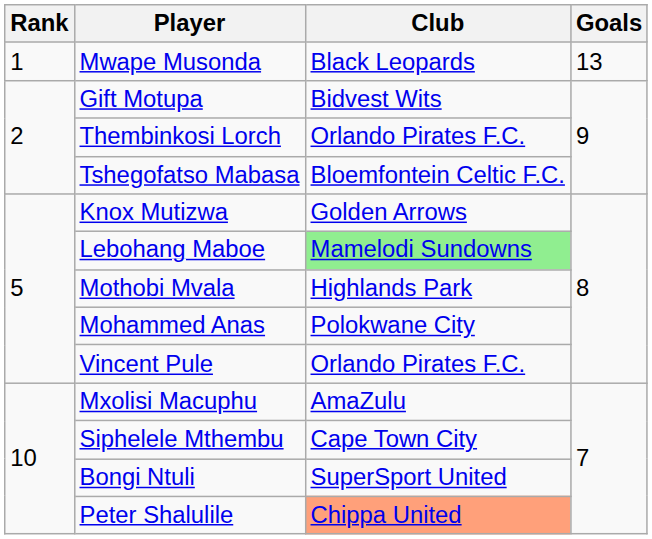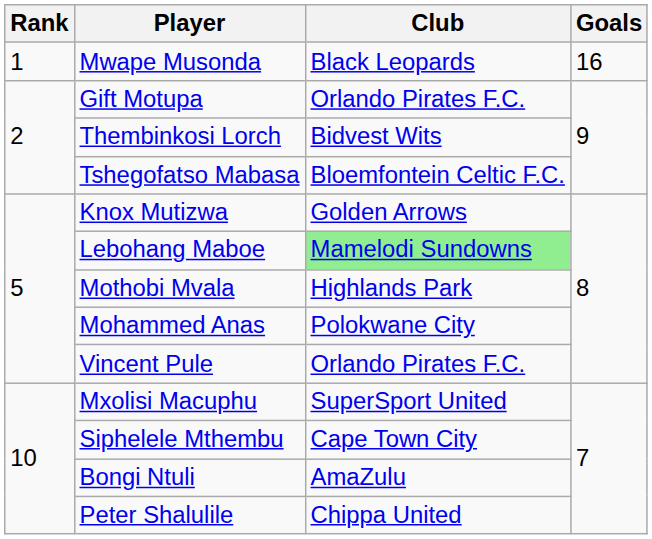(589, 61) 13 -> (589, 61) 16
(376, 99) Bidvest Wits -> (418, 99) Orlando Pirates F.C.
(418, 136) Orlando Pirates F.C. -> (376, 136) Bidvest Wits
(358, 401) AmaZulu -> (409, 401) SuperSport United
(409, 477) SuperSport United -> (358, 477) AmaZulu
(386, 514) lightsalmon background -> (386, 514) no background
